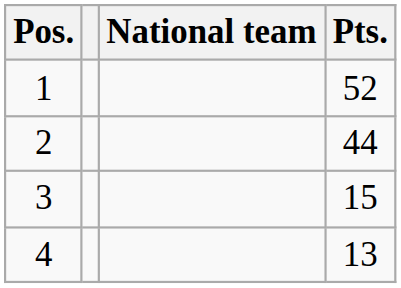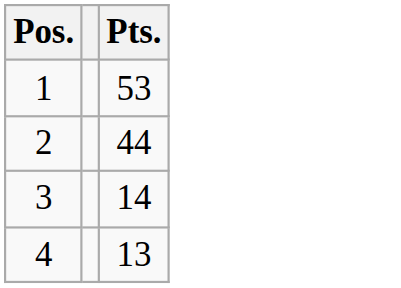- column: (211, 32)
(360, 87) 52 -> (134, 87) 53
(360, 198) 15 -> (134, 198) 14
